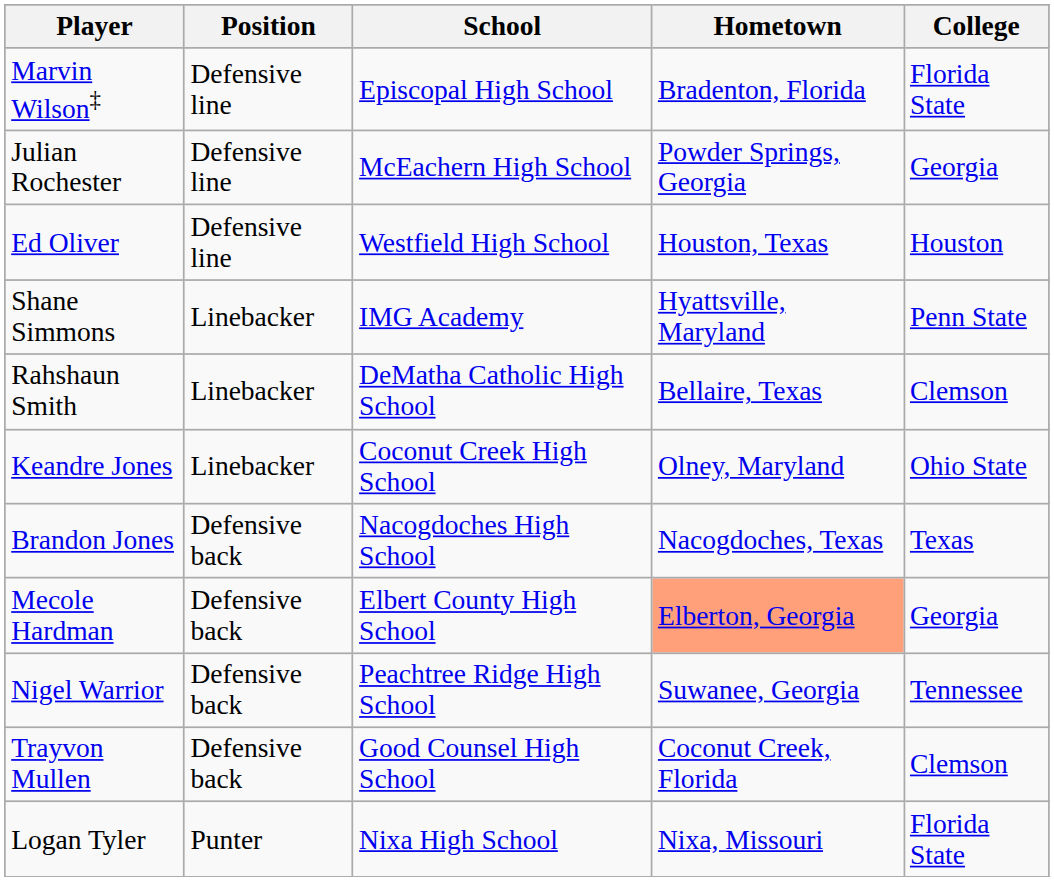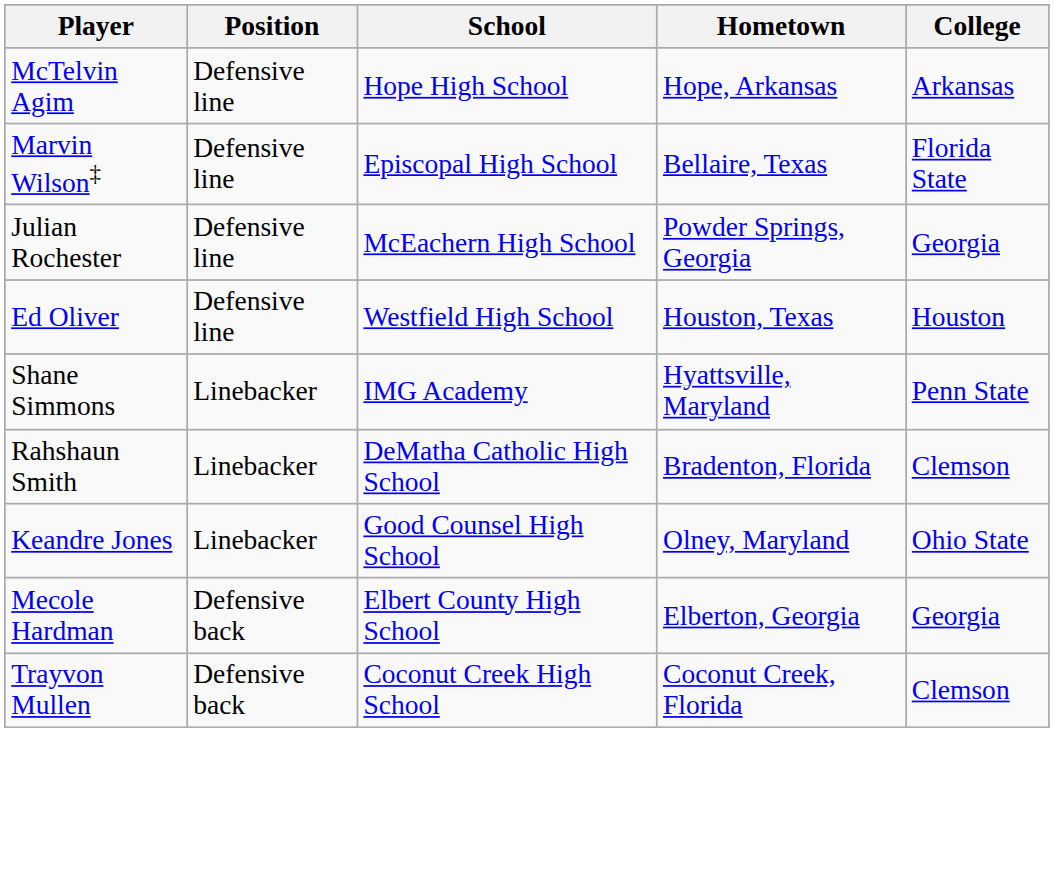+ row: (65, 85)
(762, 89) Bradenton, Florida -> (745, 163) Bellaire, Texas
(740, 391) Bellaire, Texas -> (767, 465) Bradenton, Florida
(473, 465) Coconut Creek High School -> (473, 540) Good Counsel High School
- row: (93, 540)
(756, 615) lightsalmon background -> (761, 615) no background
- row: (87, 689)
(469, 764) Good Counsel High School -> (477, 689) Coconut Creek High School
- row: (78, 838)
